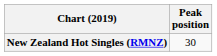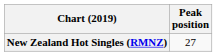(190, 42) 30 -> (190, 42) 27
